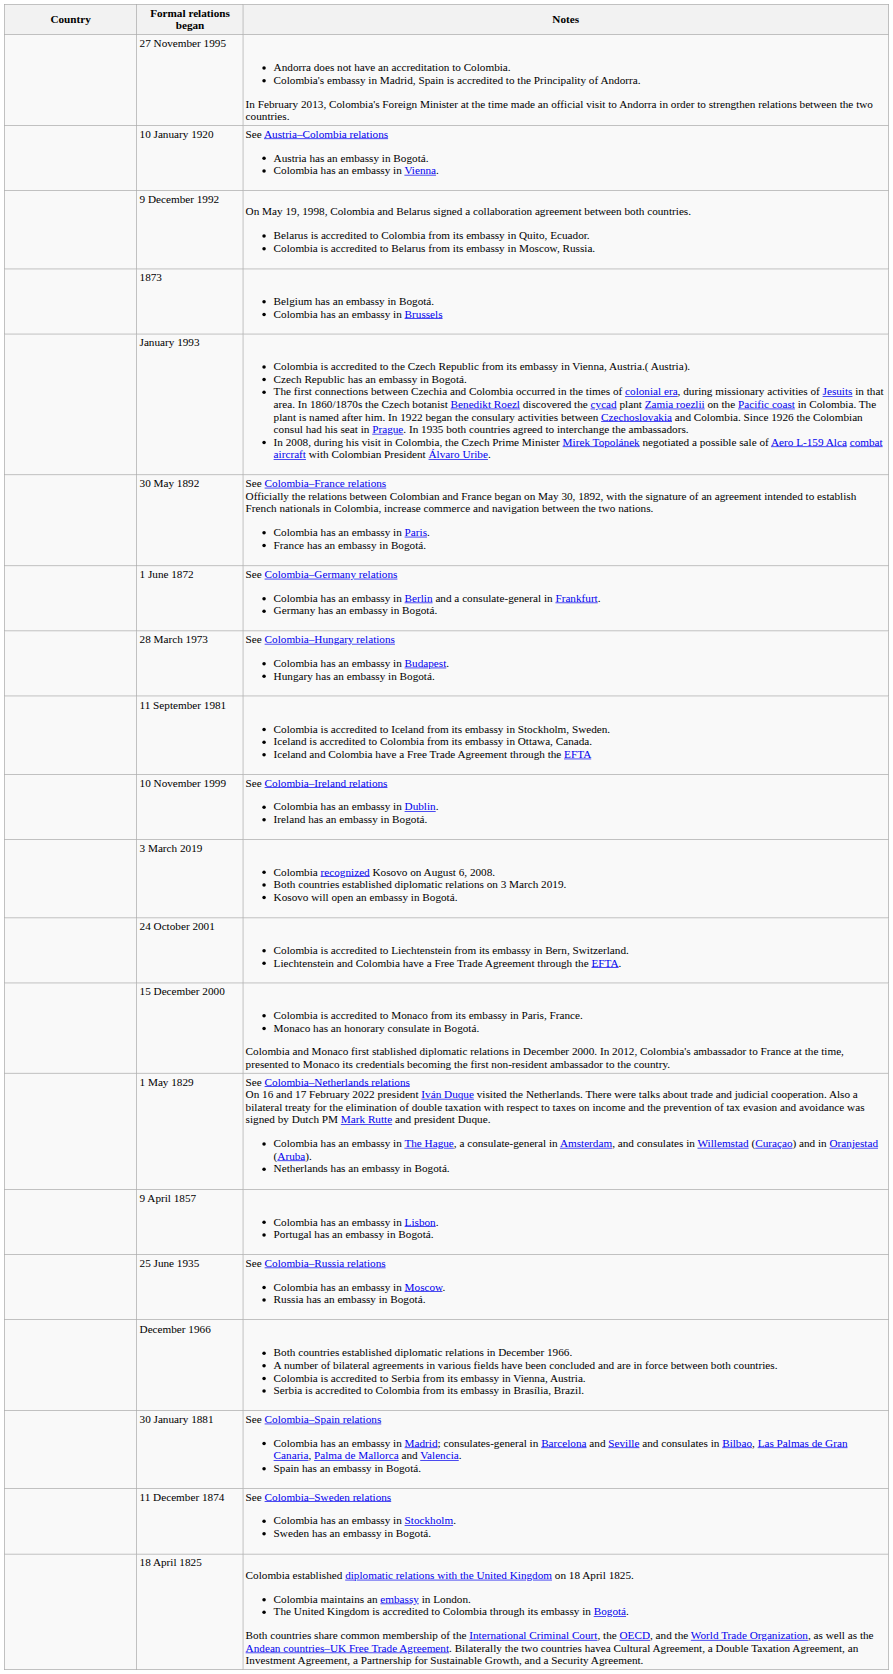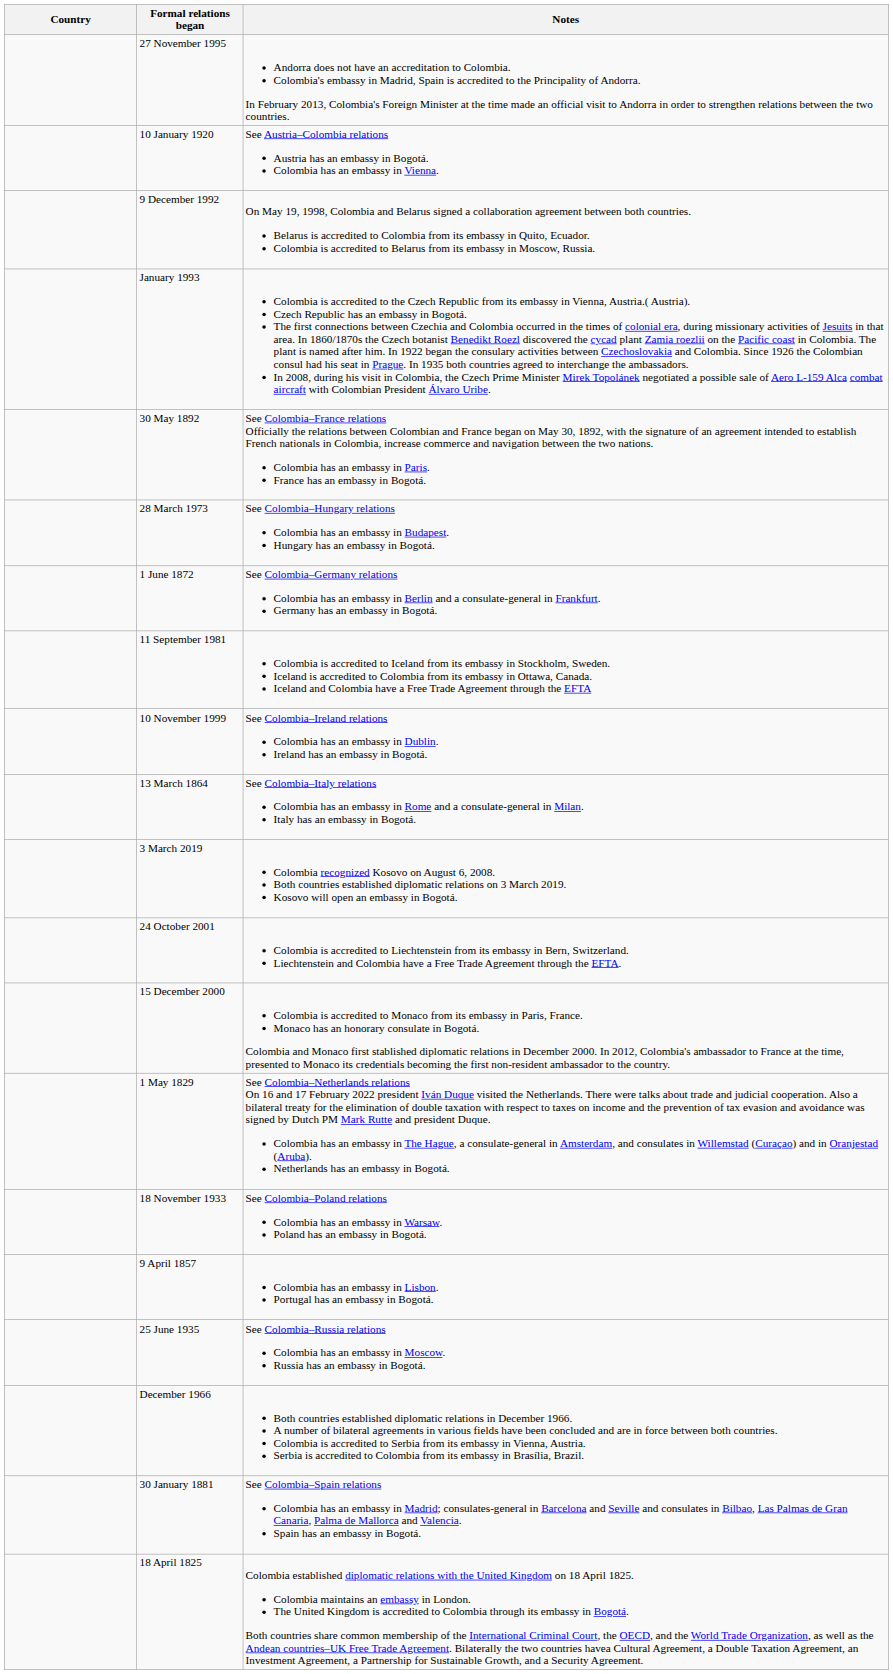- row: (151, 277)
rows swapped: (167, 574) <-> (174, 639)
+ row: (174, 783)
+ row: (183, 1198)
- row: (182, 1497)
